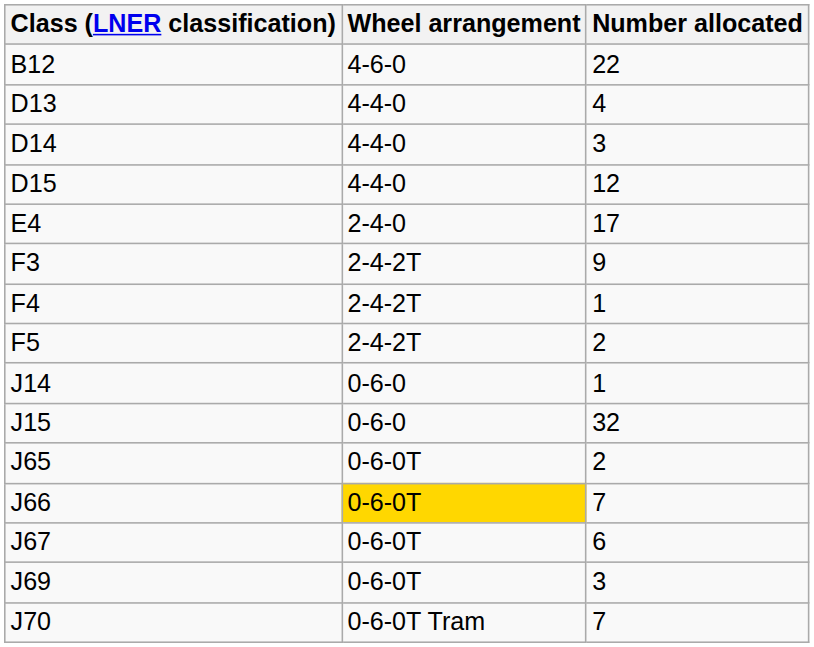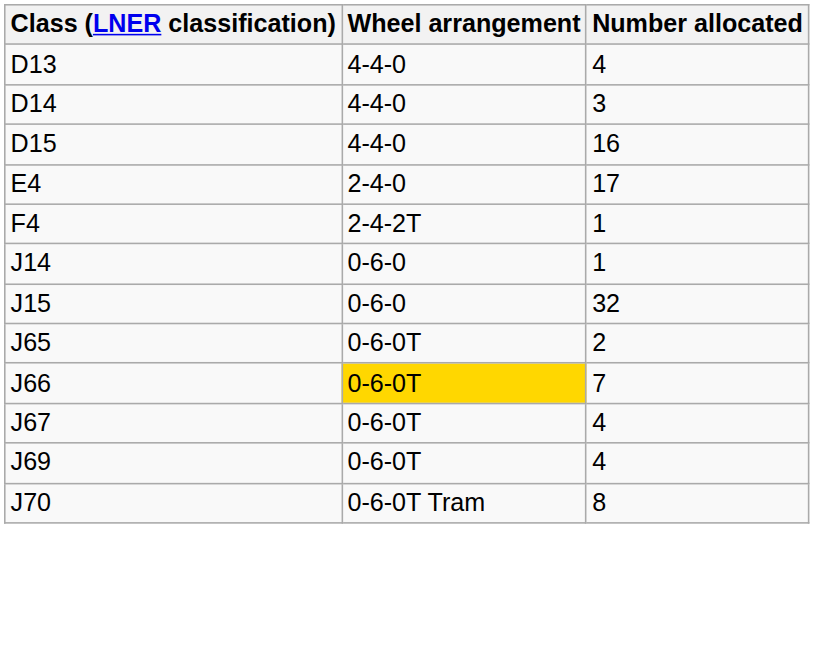- row: (33, 64)
(606, 183) 12 -> (606, 143) 16
- row: (25, 263)
- row: (25, 343)
(599, 542) 6 -> (599, 422) 4
(599, 582) 3 -> (599, 462) 4
(599, 622) 7 -> (599, 502) 8
